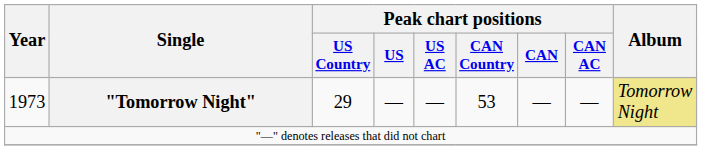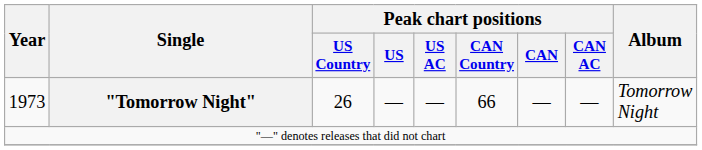(343, 101) 29 -> (343, 101) 26
(487, 101) 53 -> (487, 101) 66
(655, 101) khaki background -> (655, 101) no background
